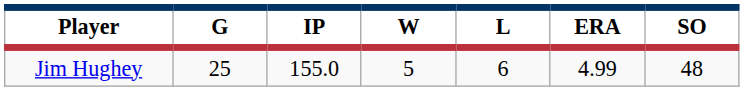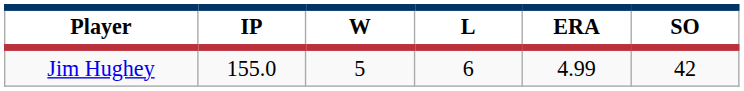- column: (220, 27)
(692, 68) 48 -> (685, 68) 42
